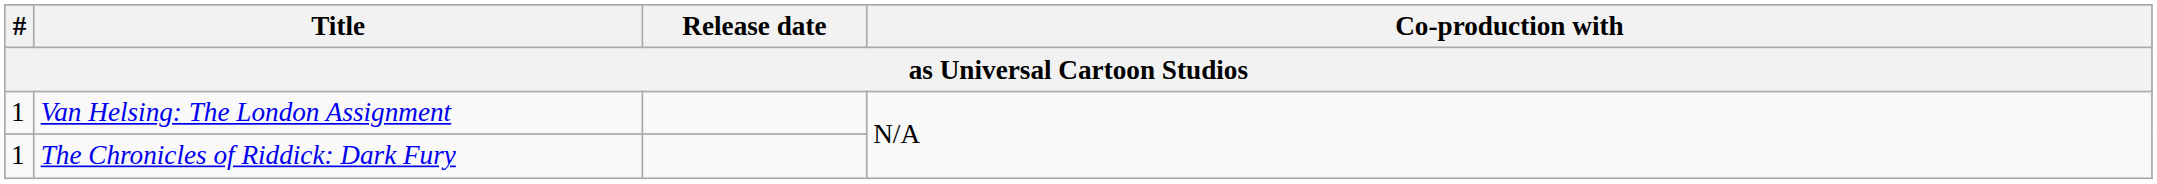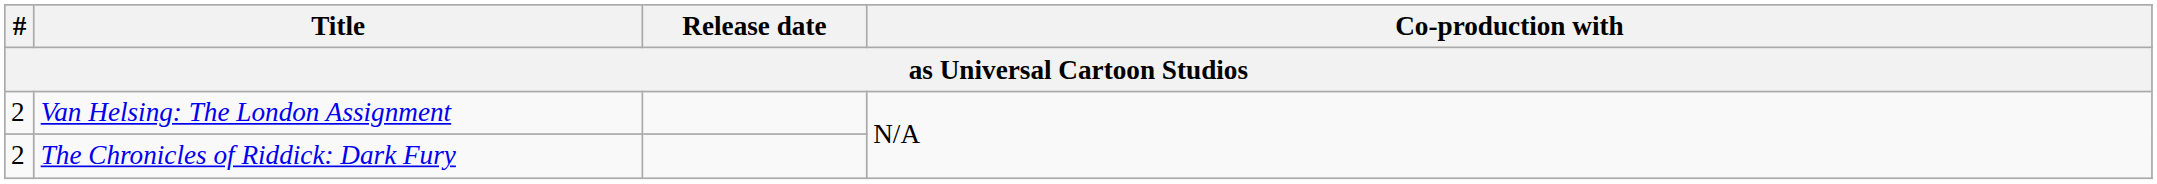(18, 112) 1 -> (18, 112) 2
(18, 155) 1 -> (18, 155) 2
